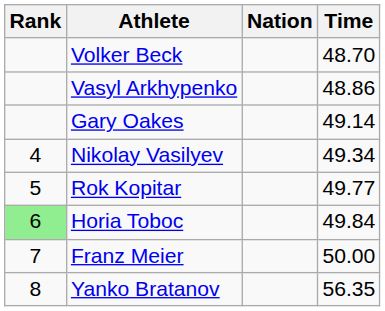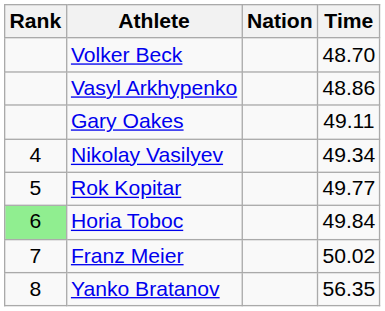(349, 121) 49.14 -> (349, 121) 49.11
(349, 255) 50.00 -> (349, 255) 50.02
